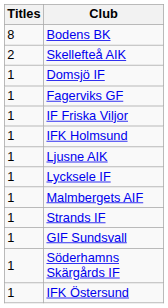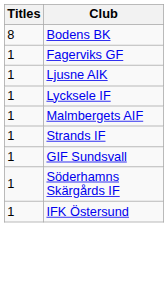- row: (86, 55)
- row: (76, 75)
- row: (87, 116)
- row: (87, 136)
